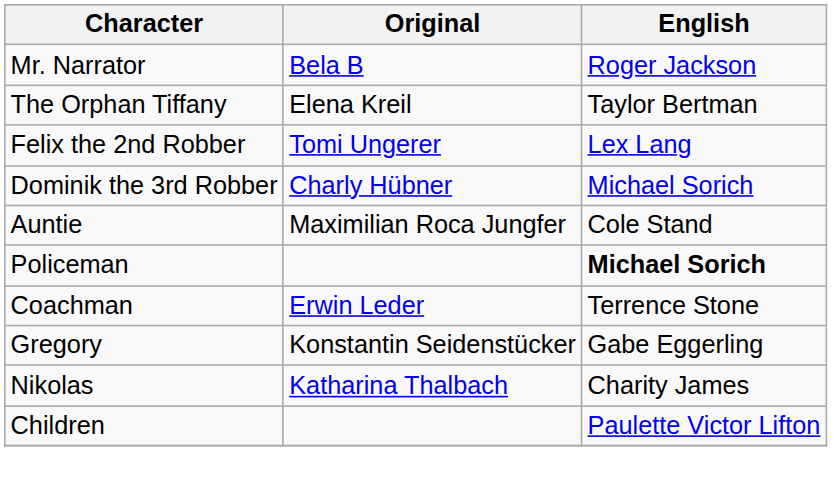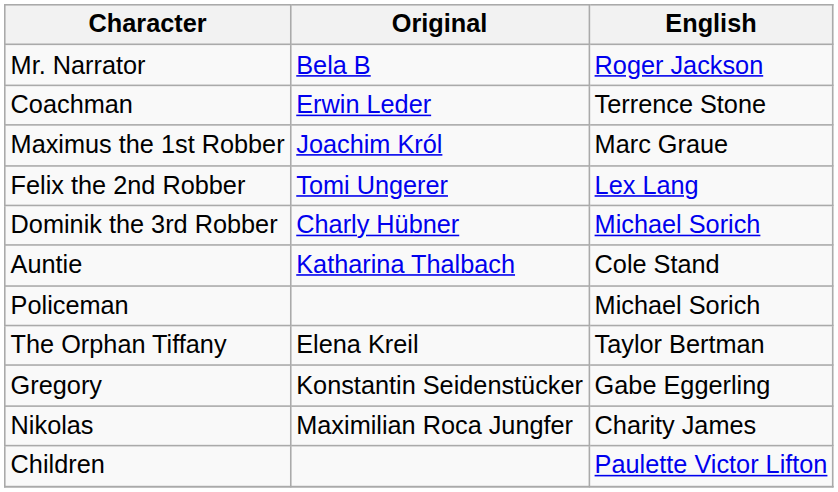rows swapped: (119, 104) <-> (72, 305)
+ row: (148, 144)
(428, 225) Maximilian Roca Jungfer -> (406, 265) Katharina Thalbach
(677, 265) bold -> (677, 305) normal
(399, 385) Katharina Thalbach -> (435, 425) Maximilian Roca Jungfer
